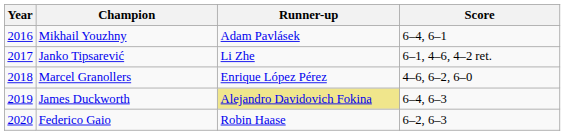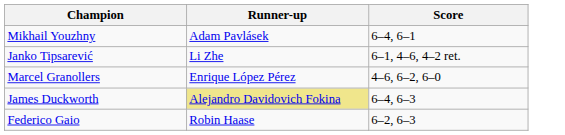- column: (20, 15)
